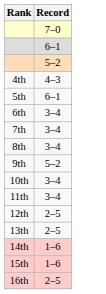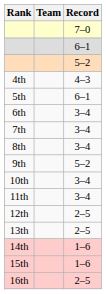+ column: (49, 12)
